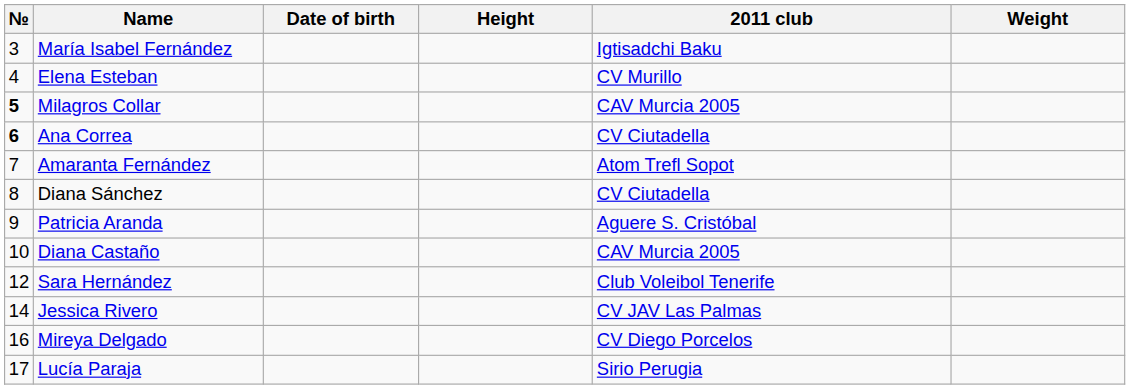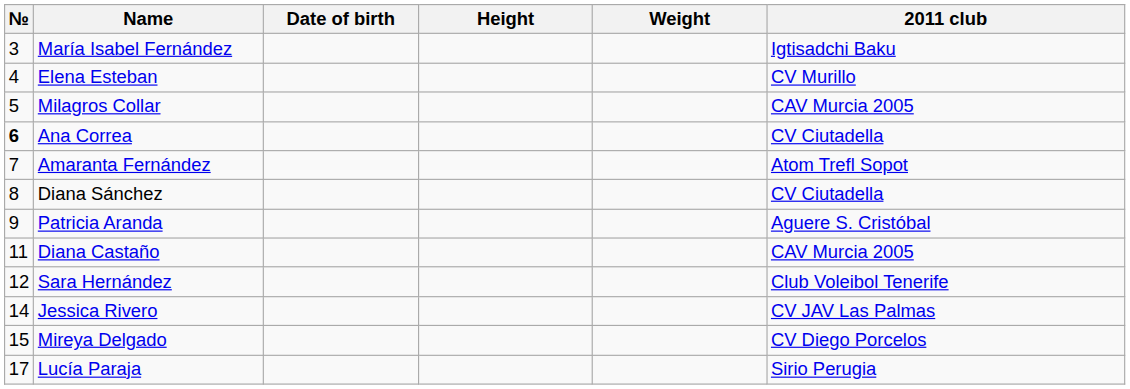columns swapped: (1038, 19) <-> (772, 19)
(14, 106) bold -> (14, 106) normal
(19, 252) 10 -> (18, 252) 11
(19, 340) 16 -> (19, 340) 15
